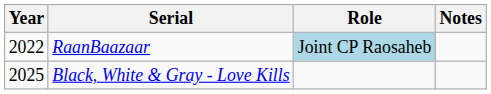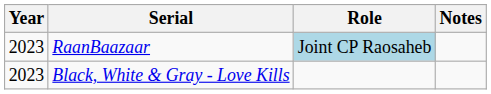(26, 46) 2022 -> (26, 46) 2023
(26, 74) 2025 -> (26, 74) 2023
